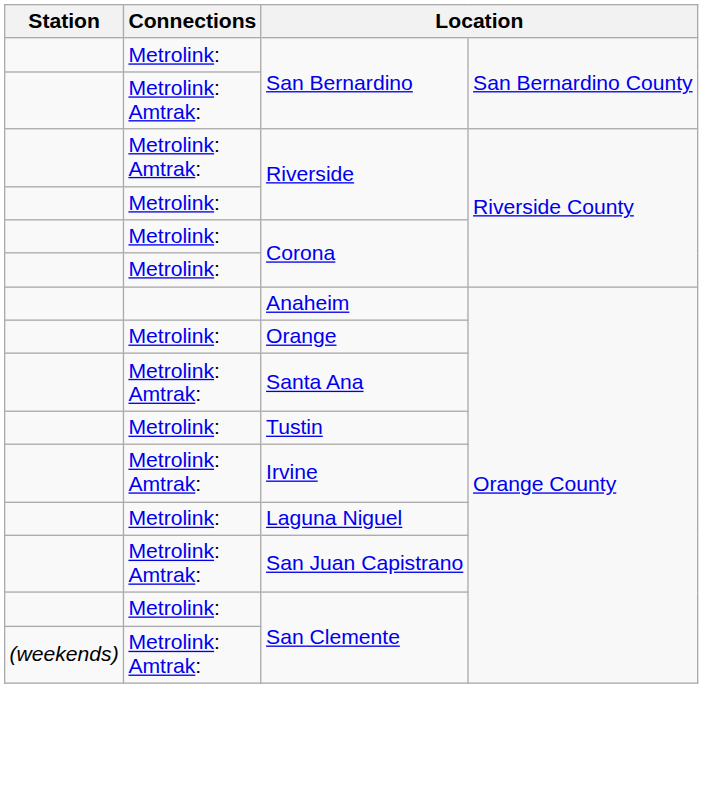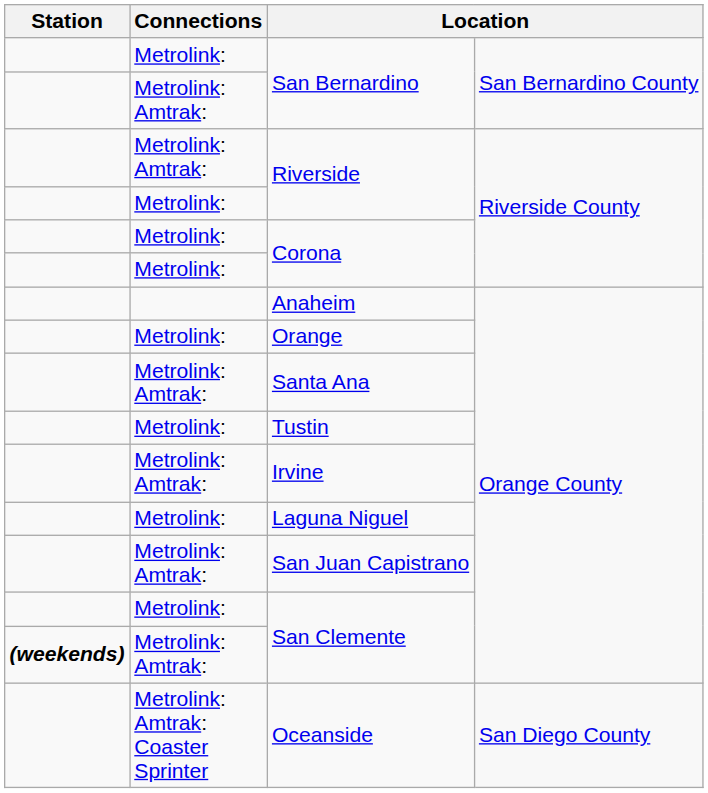(64, 654) normal -> (67, 654) bold
+ row: (180, 735)
